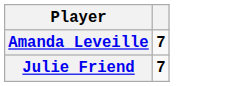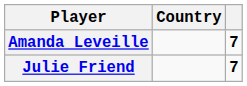+ column: (189, 17)
